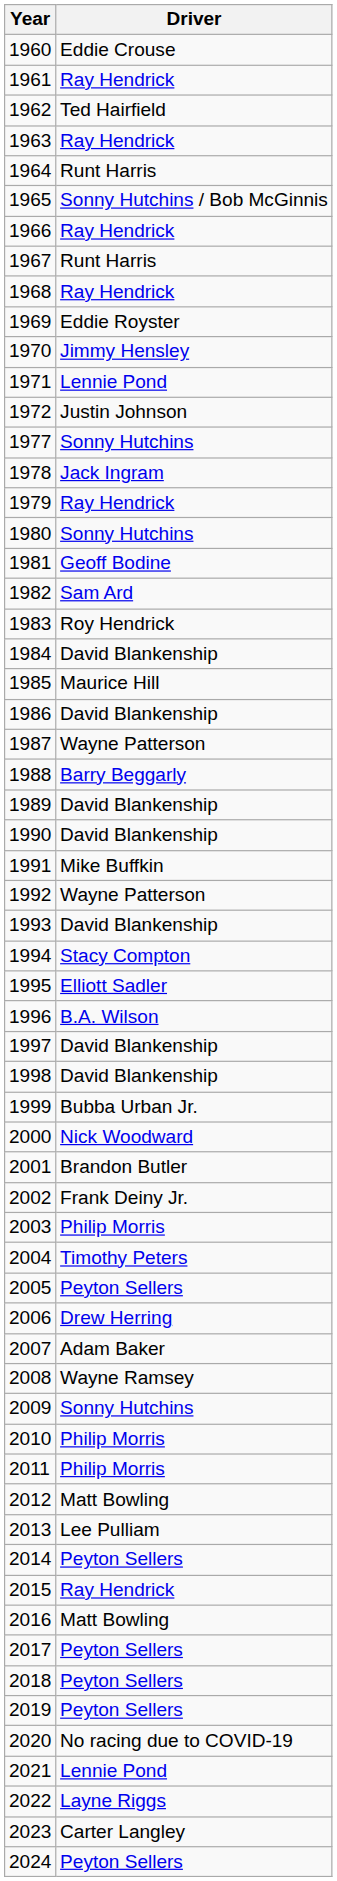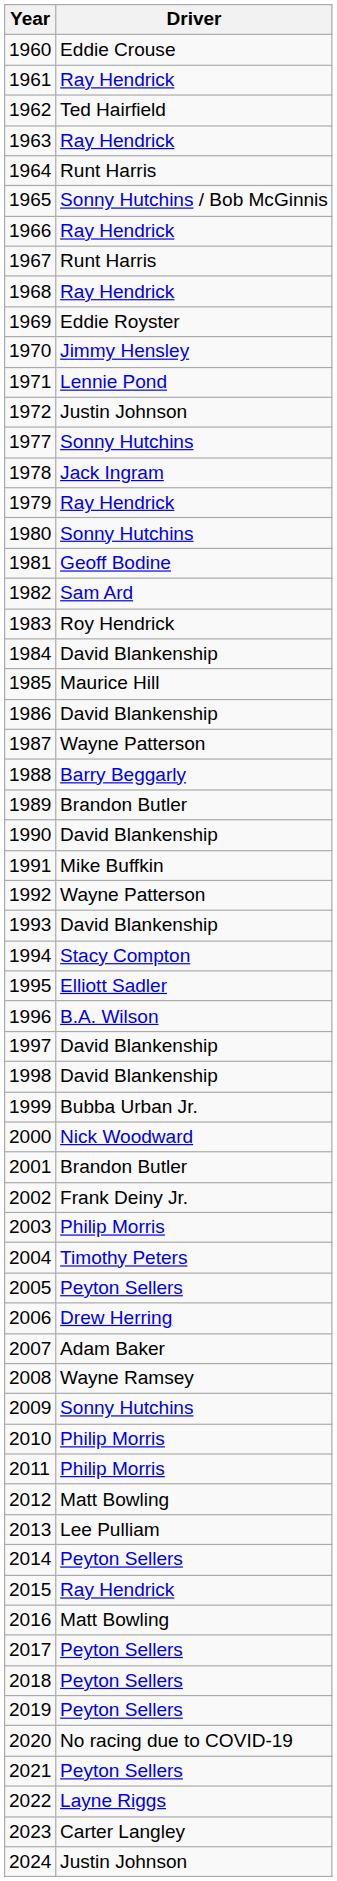(139, 804) David Blankenship -> (124, 804) Brandon Butler
(114, 1770) Lennie Pond -> (122, 1770) Peyton Sellers
(122, 1861) Peyton Sellers -> (124, 1861) Justin Johnson
